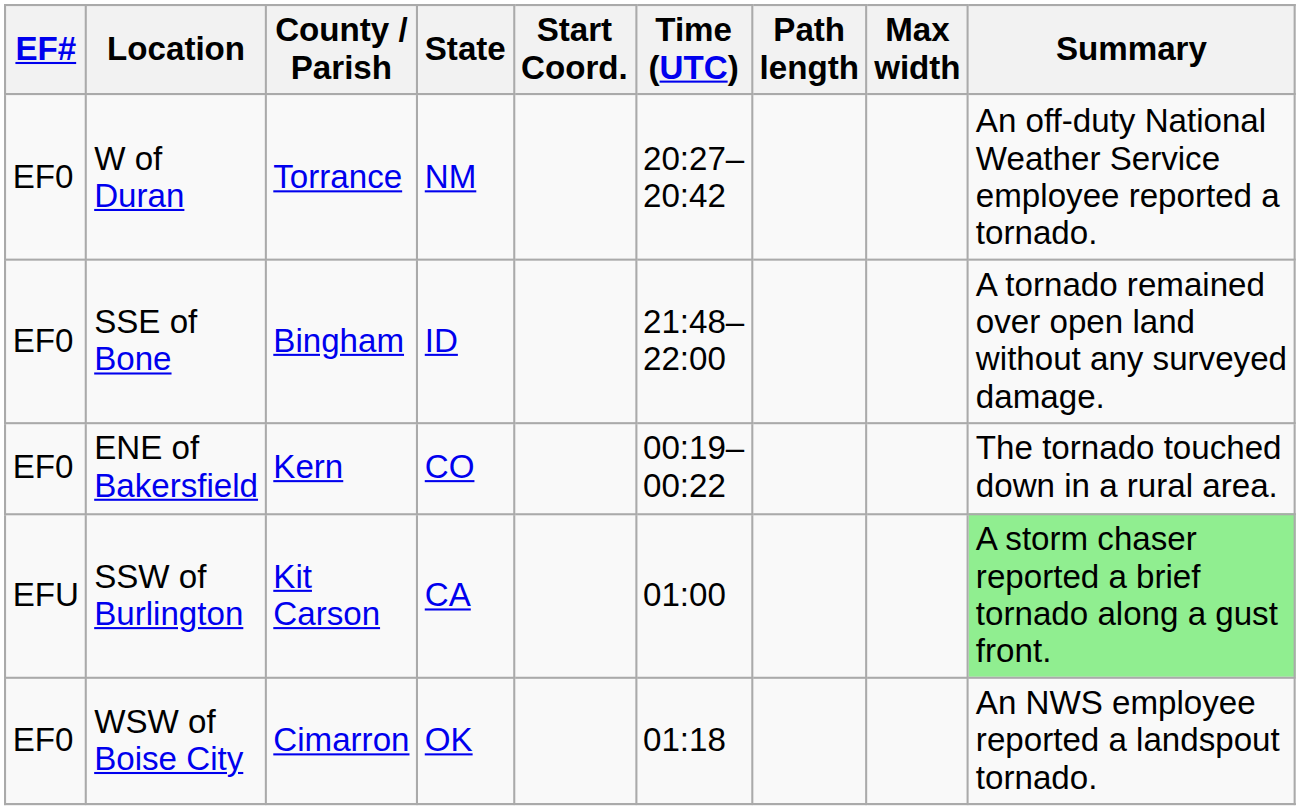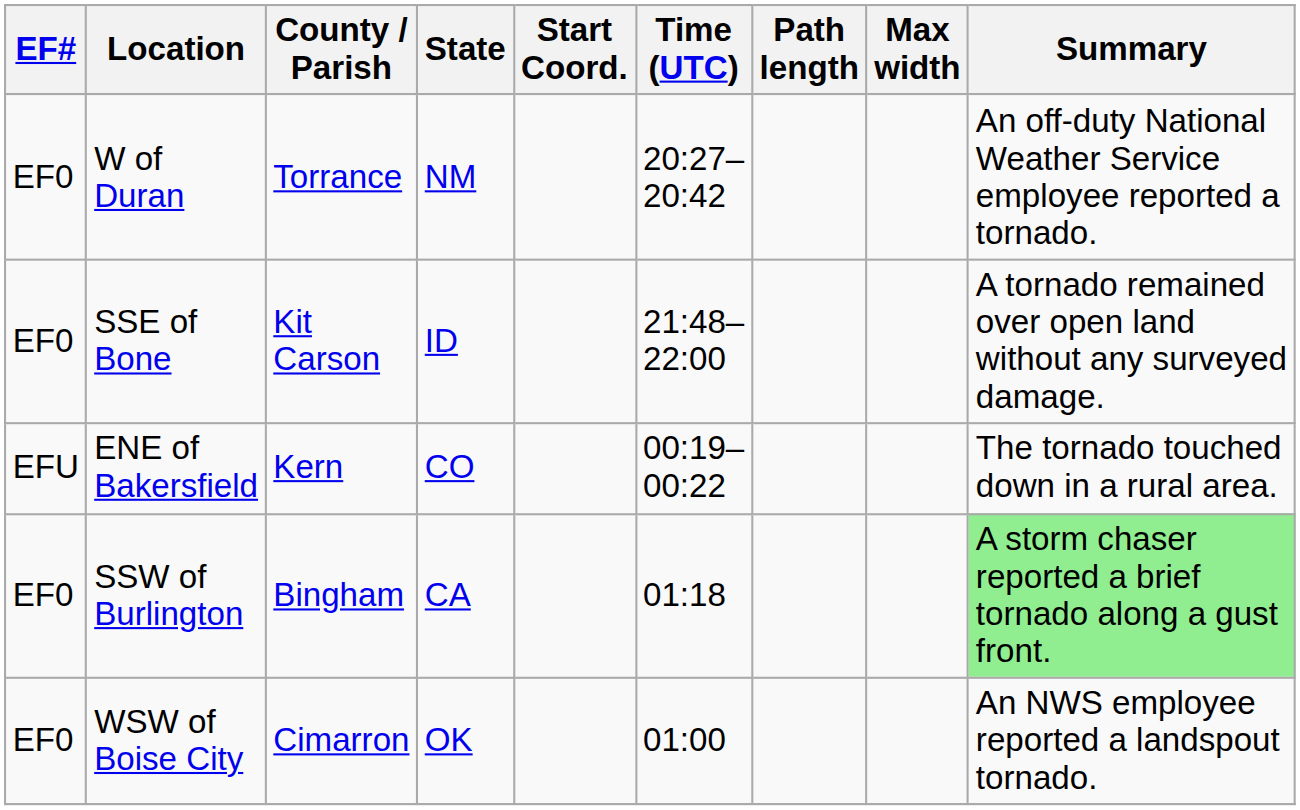(339, 340) Bingham -> (327, 340) Kit Carson
(43, 467) EF0 -> (46, 467) EFU
(46, 594) EFU -> (43, 594) EF0
(327, 594) Kit Carson -> (339, 594) Bingham
(684, 594) 01:00 -> (684, 594) 01:18
(684, 740) 01:18 -> (684, 740) 01:00
